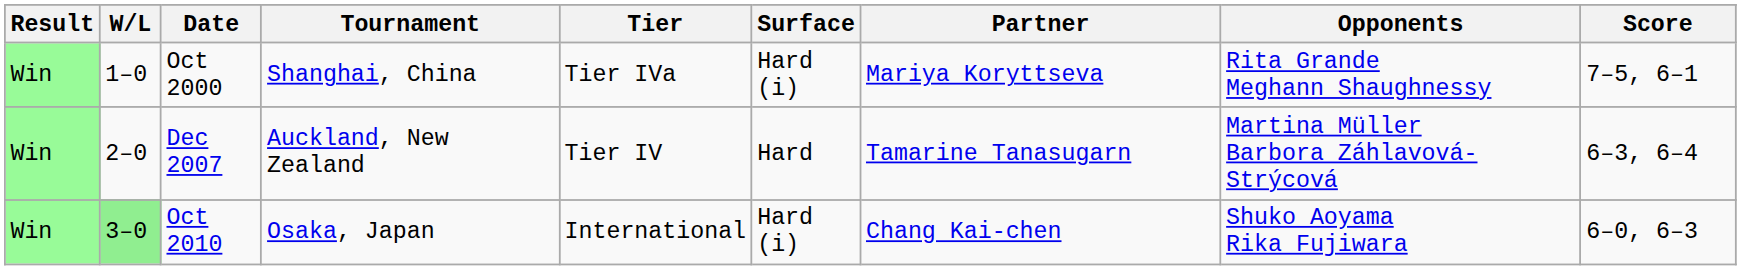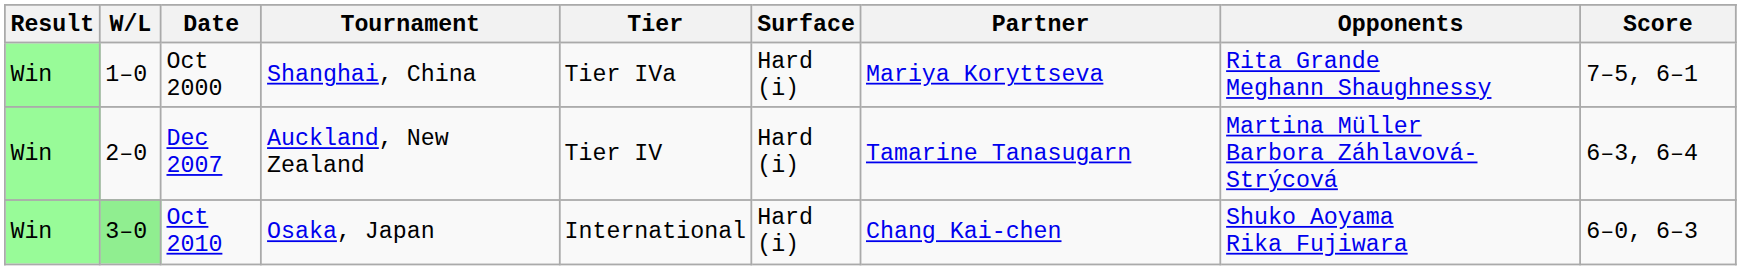(785, 153) Hard -> (785, 153) Hard (i)
